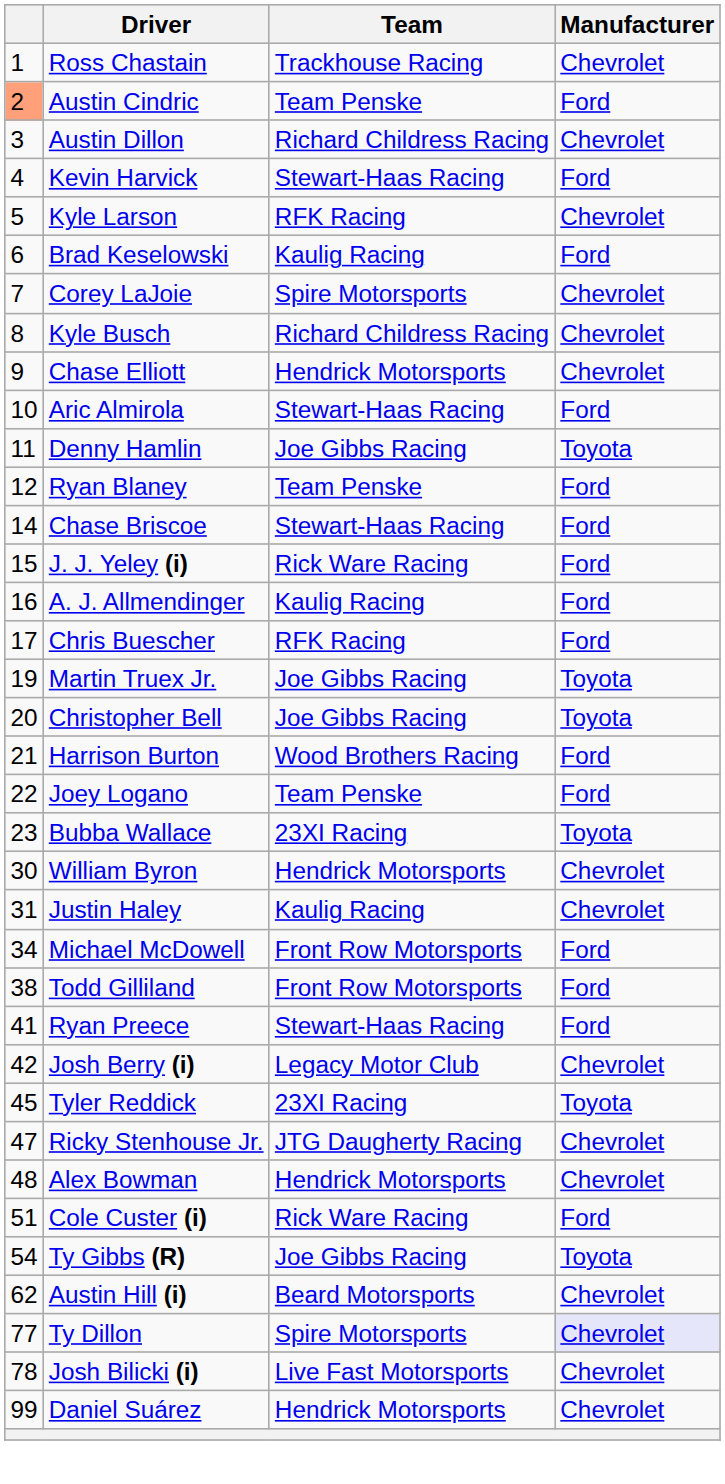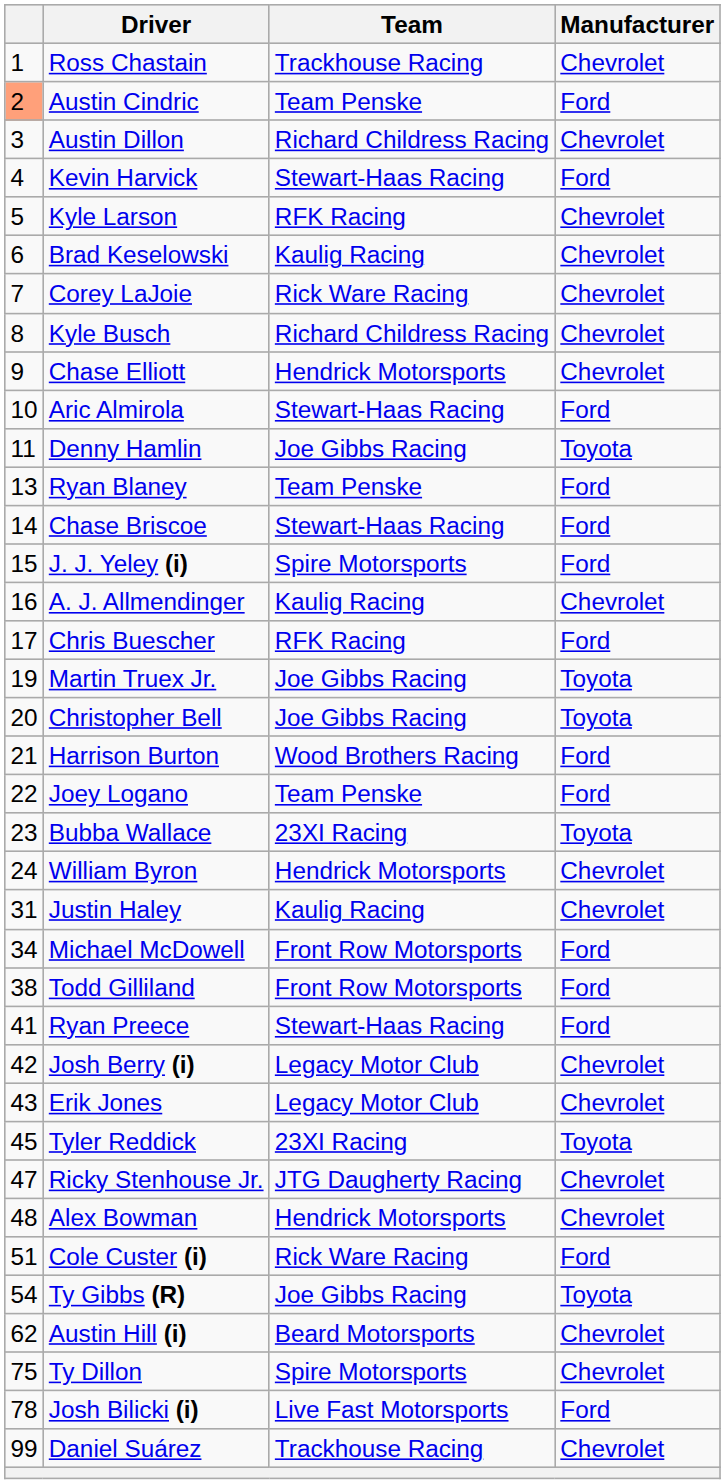(585, 255) Ford -> (612, 255) Chevrolet
(371, 294) Spire Motorsports -> (372, 294) Rick Ware Racing
(24, 486) 12 -> (24, 486) 13
(372, 563) Rick Ware Racing -> (371, 563) Spire Motorsports
(585, 602) Ford -> (612, 602) Chevrolet
(24, 871) 30 -> (24, 871) 24
+ row: (106, 1102)
(24, 1333) 77 -> (24, 1372) 75
(612, 1333) lavender background -> (612, 1372) no background
(612, 1372) Chevrolet -> (585, 1410) Ford
(390, 1410) Hendrick Motorsports -> (379, 1449) Trackhouse Racing
